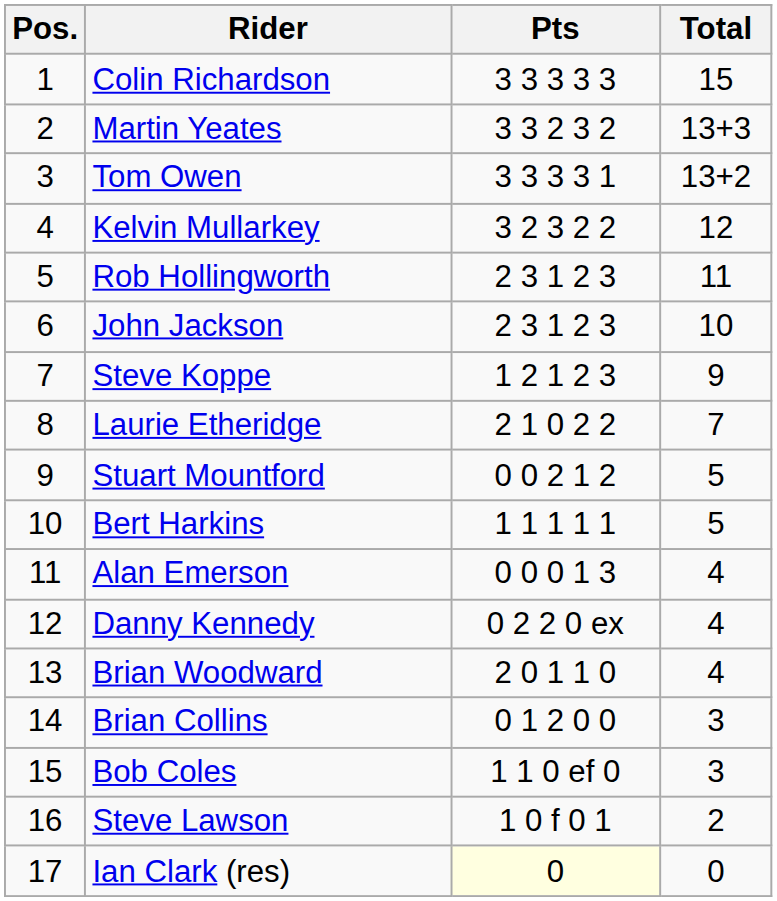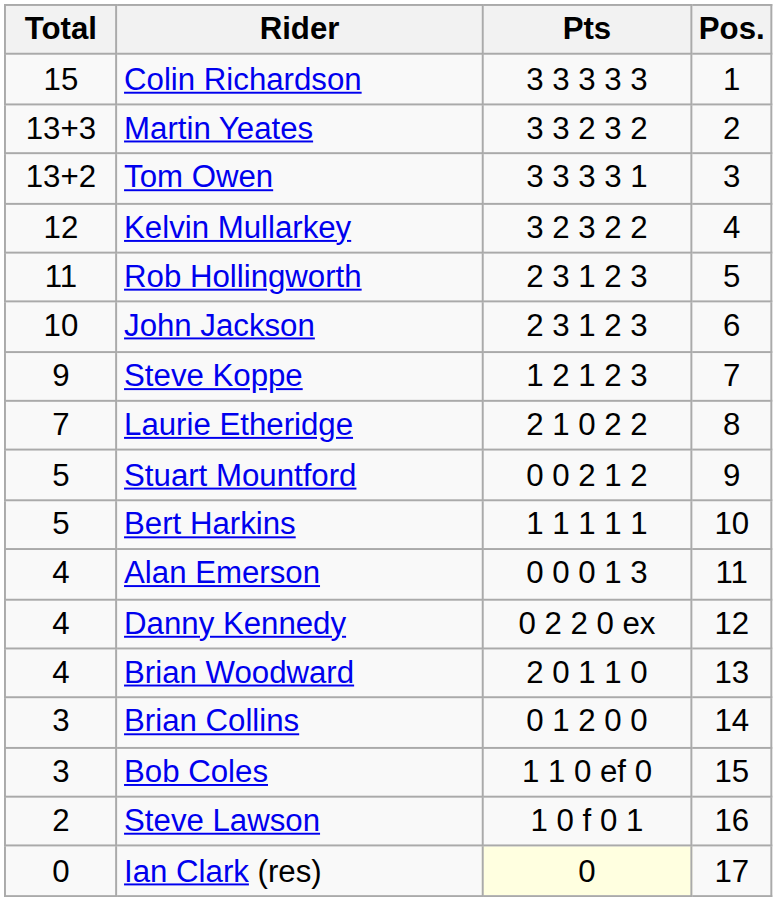columns swapped: (45, 29) <-> (716, 29)
